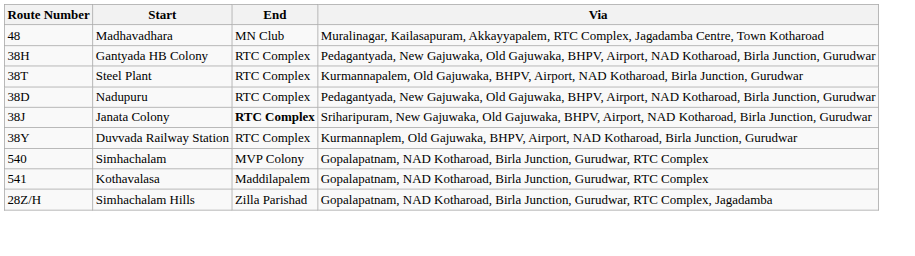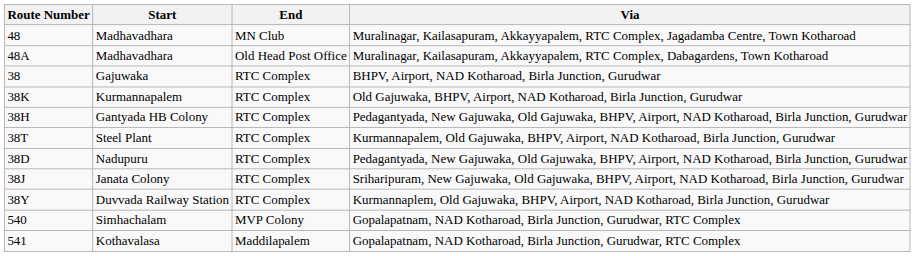+ row: (19, 55)
+ row: (14, 76)
+ row: (19, 96)
(275, 117) bold -> (273, 179) normal
- row: (24, 199)
